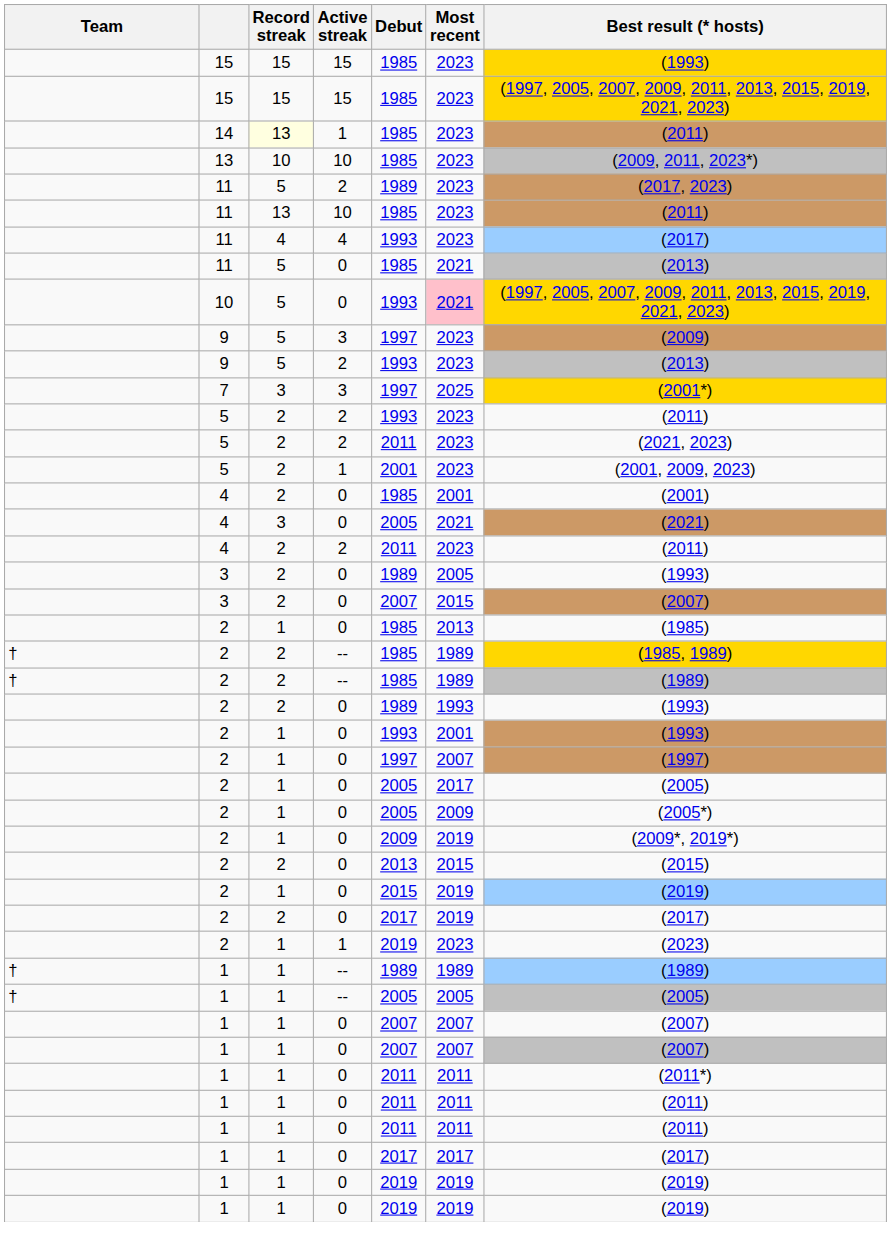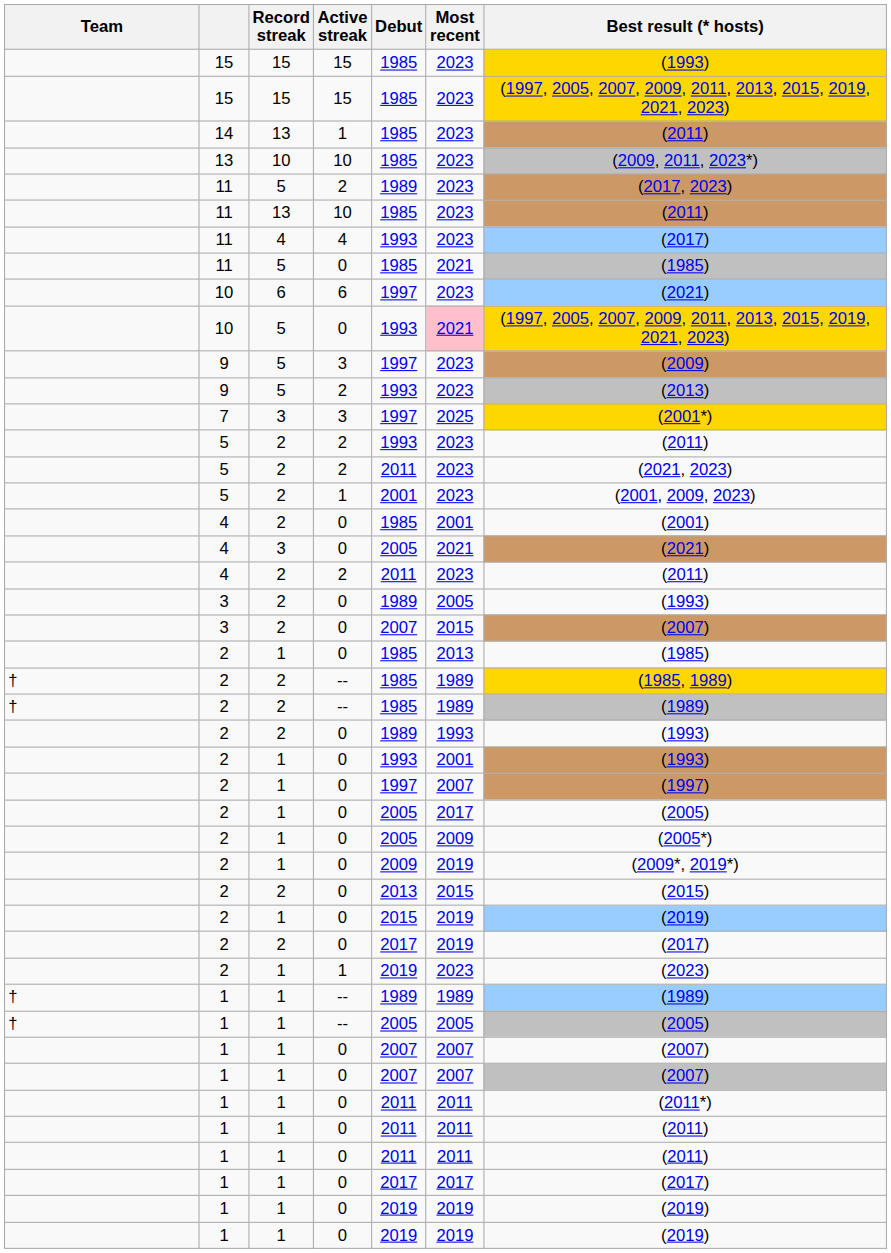(281, 134) lightyellow background -> (281, 134) no background
(685, 266) (2013) -> (685, 266) (1985)
+ row: (224, 292)
